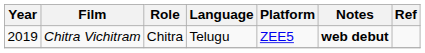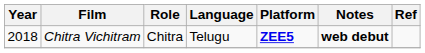(23, 36) 2019 -> (23, 36) 2018
(277, 36) normal -> (277, 36) bold
